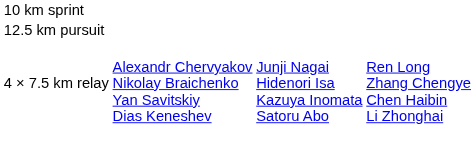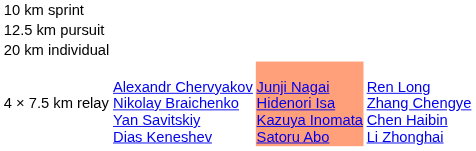+ row: (57, 50)
(309, 91) no background -> (310, 112) lightsalmon background
